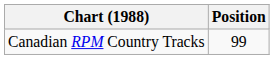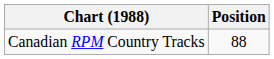(239, 41) 99 -> (239, 41) 88
